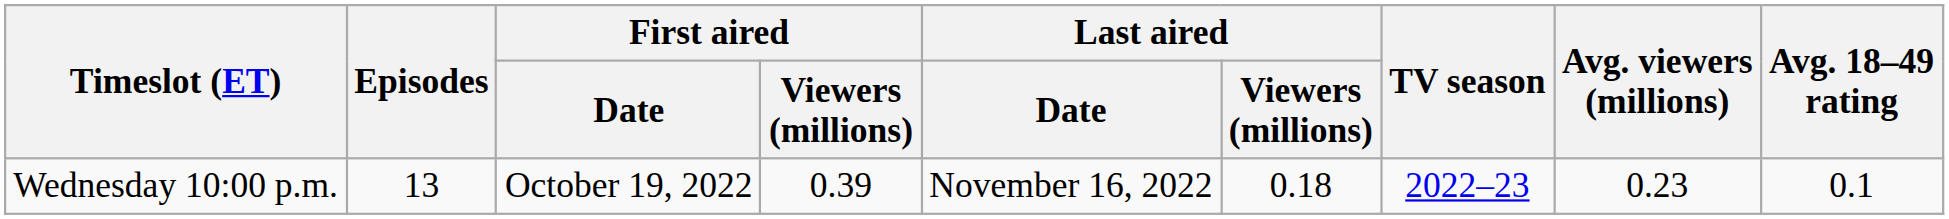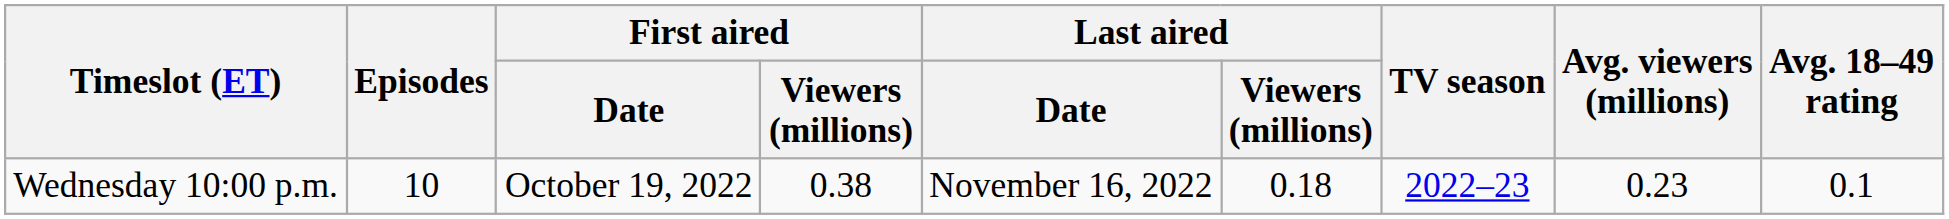(421, 185) 13 -> (421, 185) 10
(841, 185) 0.39 -> (841, 185) 0.38
